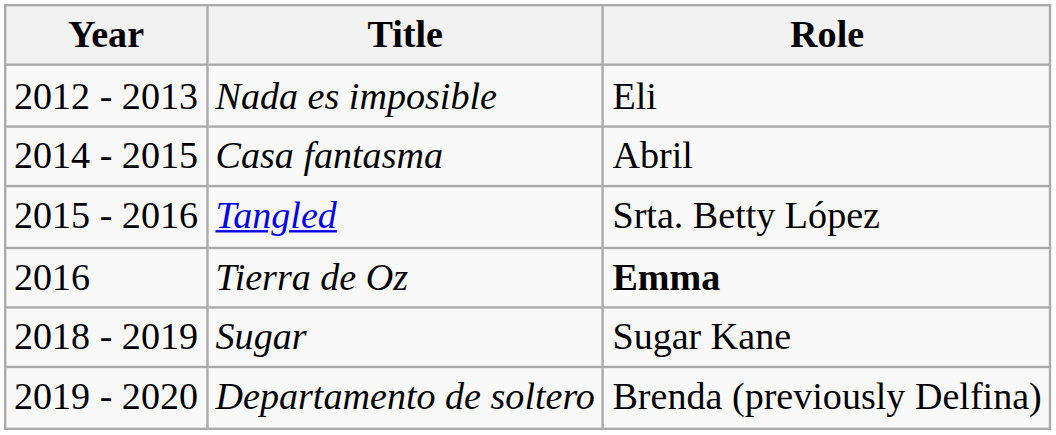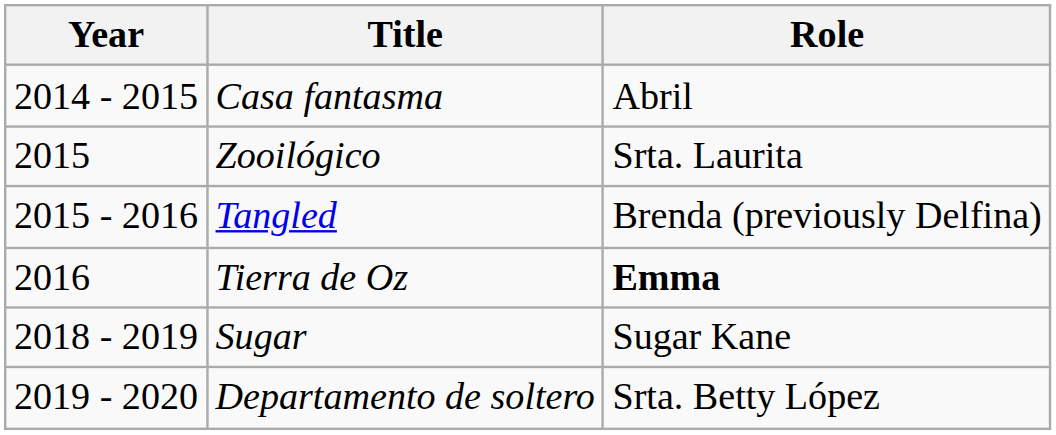- row: (356, 95)
+ row: (298, 155)
(746, 215) Srta. Betty López -> (827, 215) Brenda (previously Delfina)
(827, 397) Brenda (previously Delfina) -> (746, 397) Srta. Betty López
